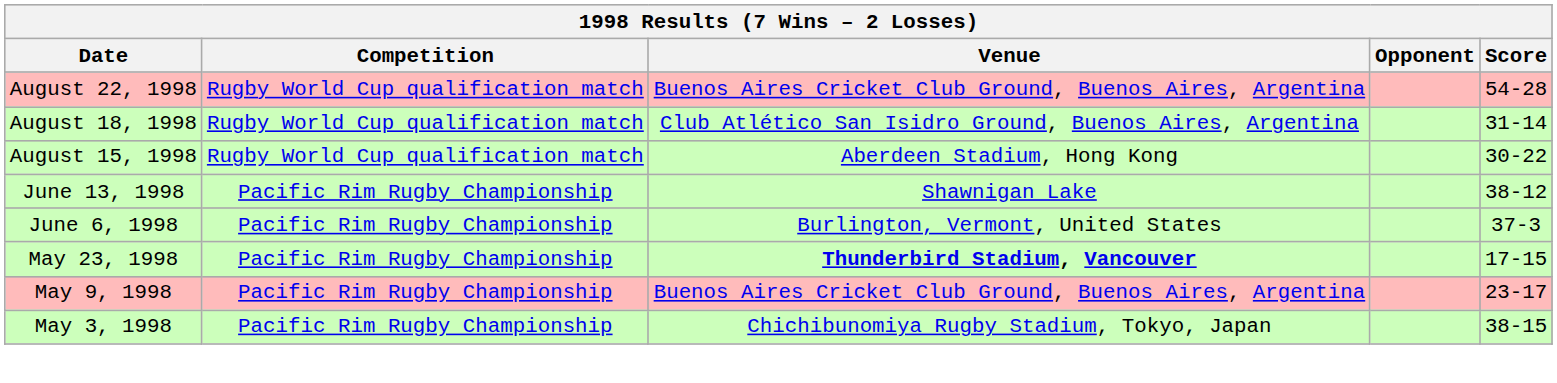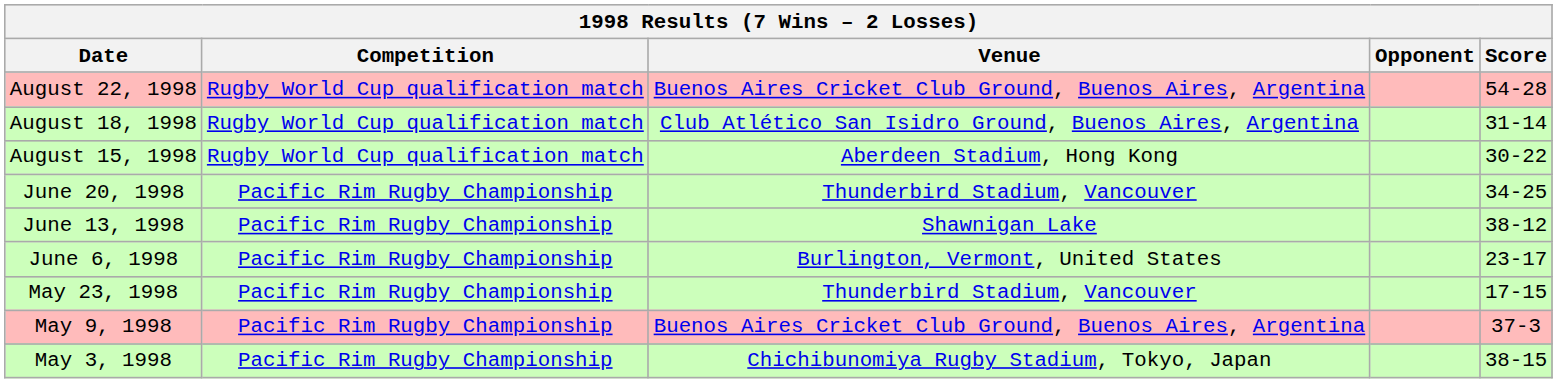+ row: (103, 191)
(1516, 225) 37-3 -> (1516, 259) 23-17
(1009, 259) bold -> (1009, 293) normal
(1516, 293) 23-17 -> (1516, 327) 37-3
